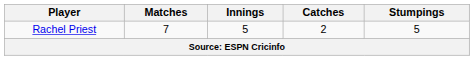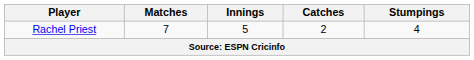(417, 30) 5 -> (417, 30) 4
